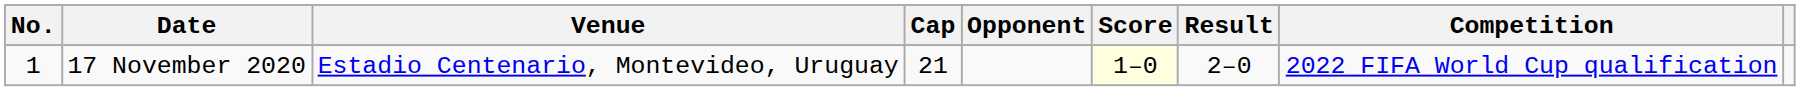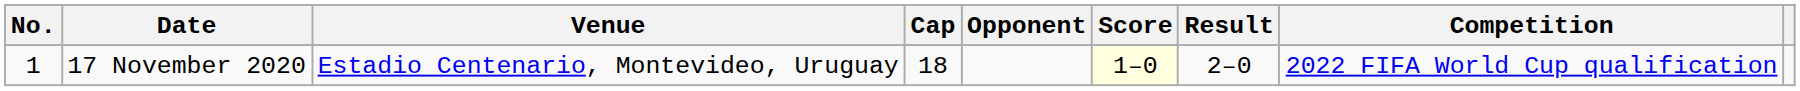(933, 66) 21 -> (933, 66) 18
